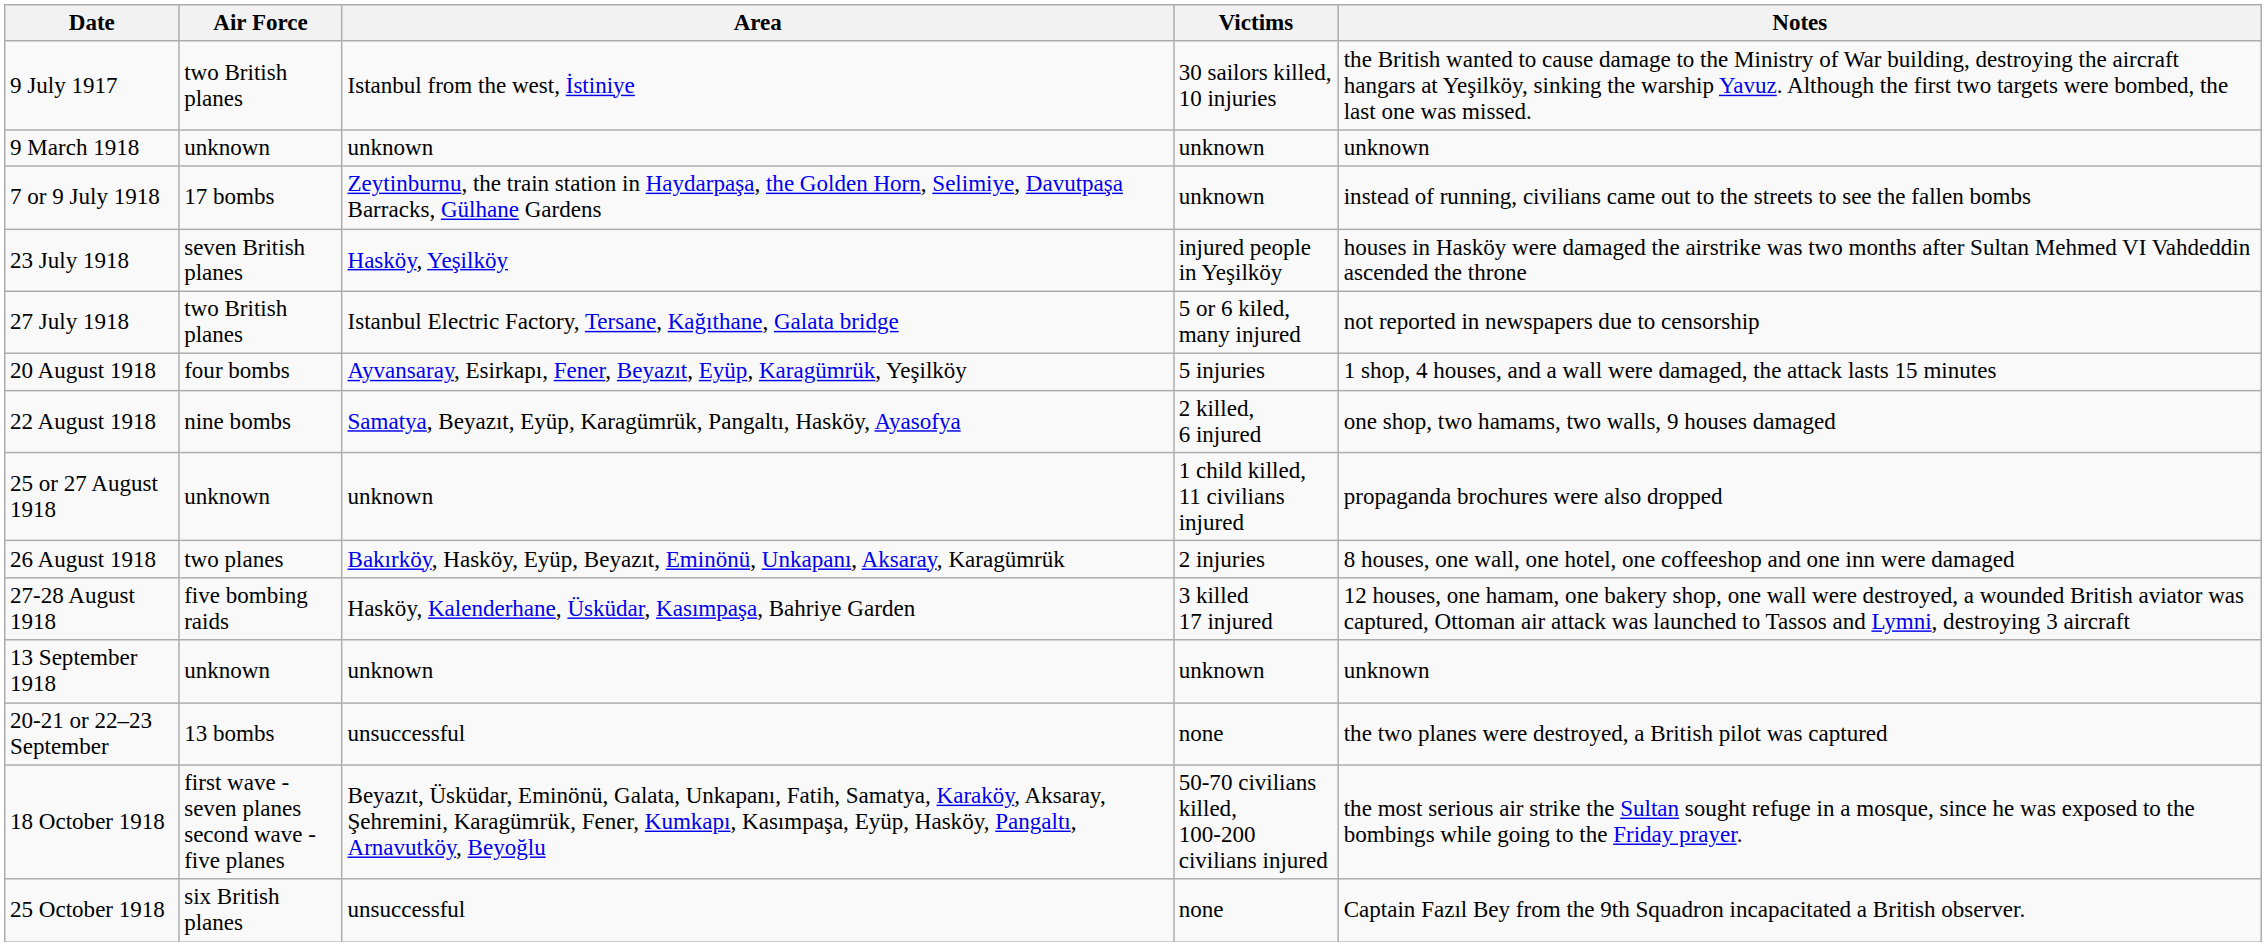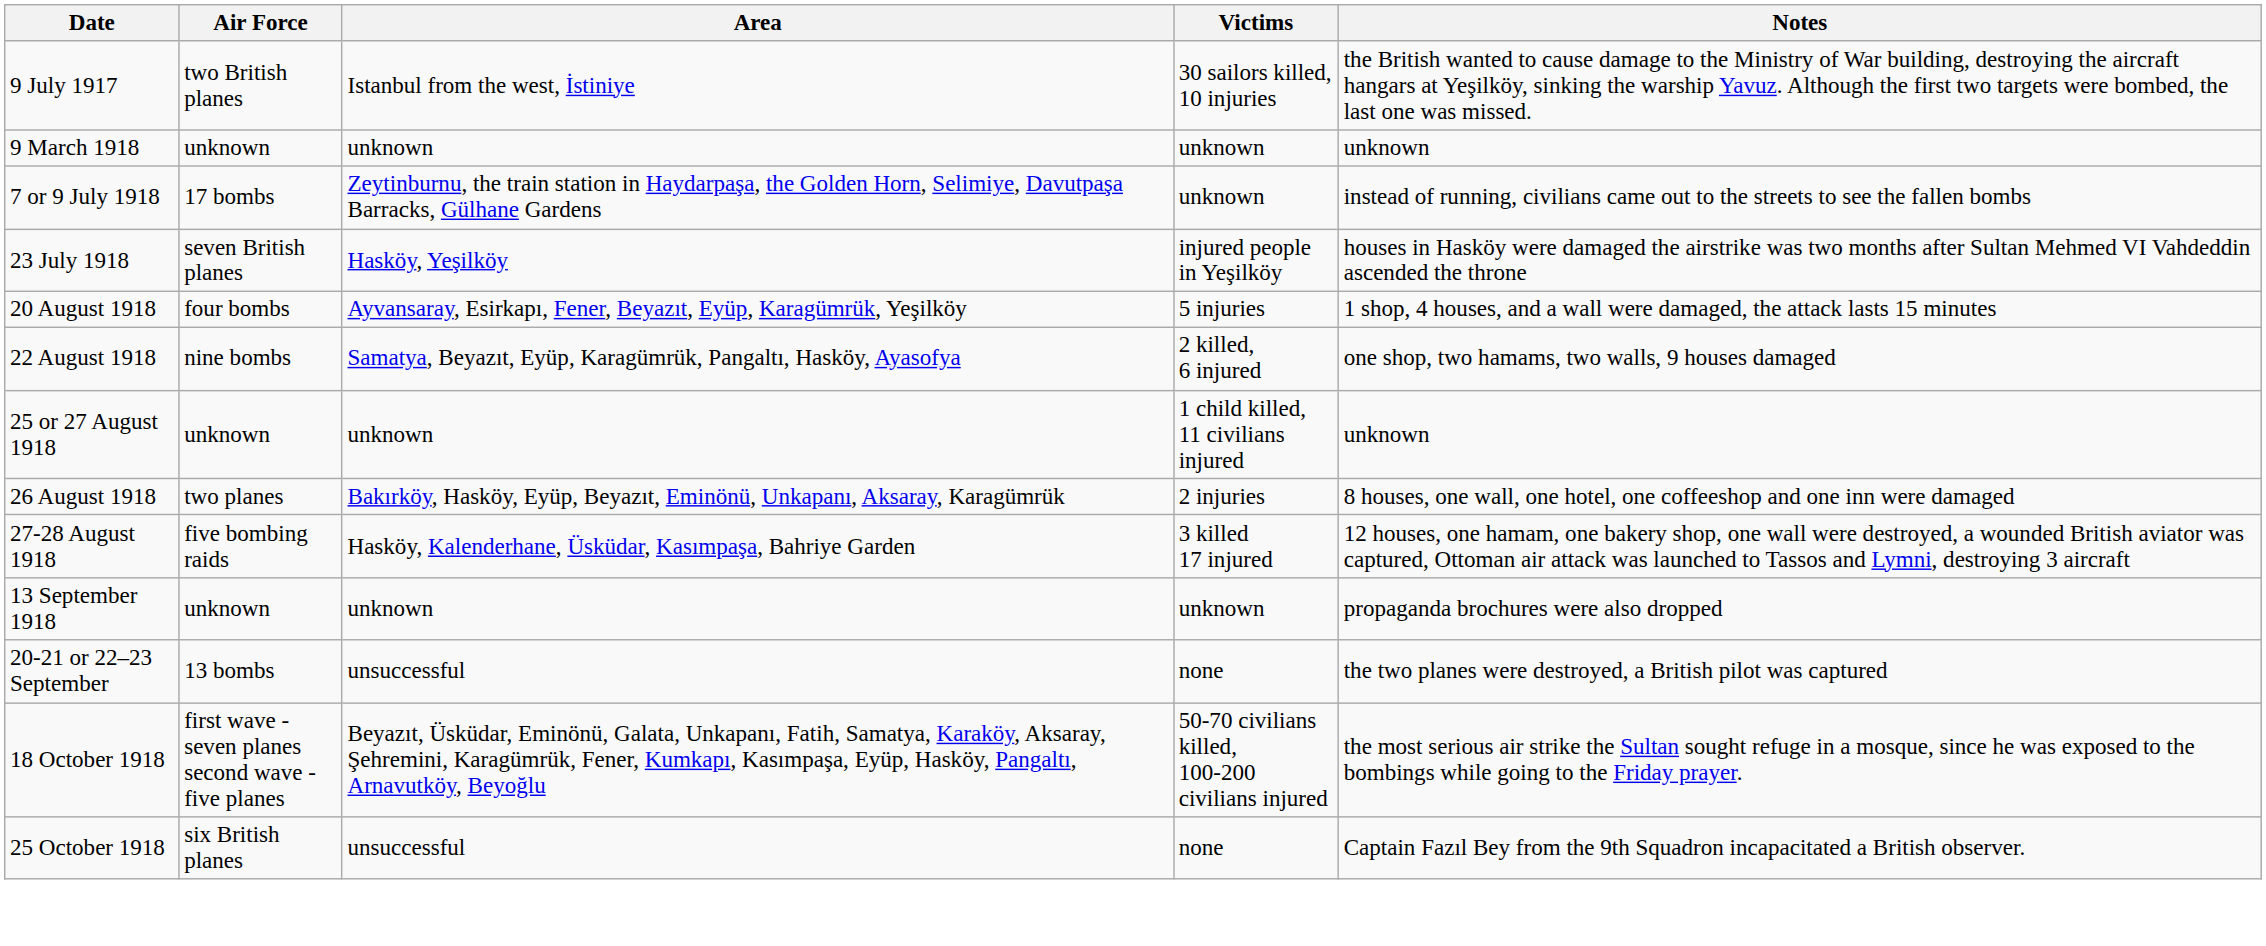- row: (70, 322)
(1533, 496) propaganda brochures were also dropped -> (1387, 434) unknown
(1387, 670) unknown -> (1533, 608) propaganda brochures were also dropped
